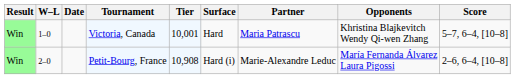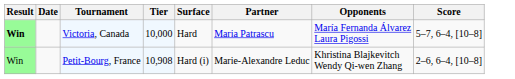- column: (49, 12)
(15, 33) normal -> (16, 33) bold
(185, 33) 10,001 -> (159, 33) 10,000
(384, 33) Khristina Blajkevitch Wendy Qi-wen Zhang -> (363, 33) María Fernanda Álvarez Laura Pigossi
(389, 60) María Fernanda Álvarez Laura Pigossi -> (358, 60) Khristina Blajkevitch Wendy Qi-wen Zhang
